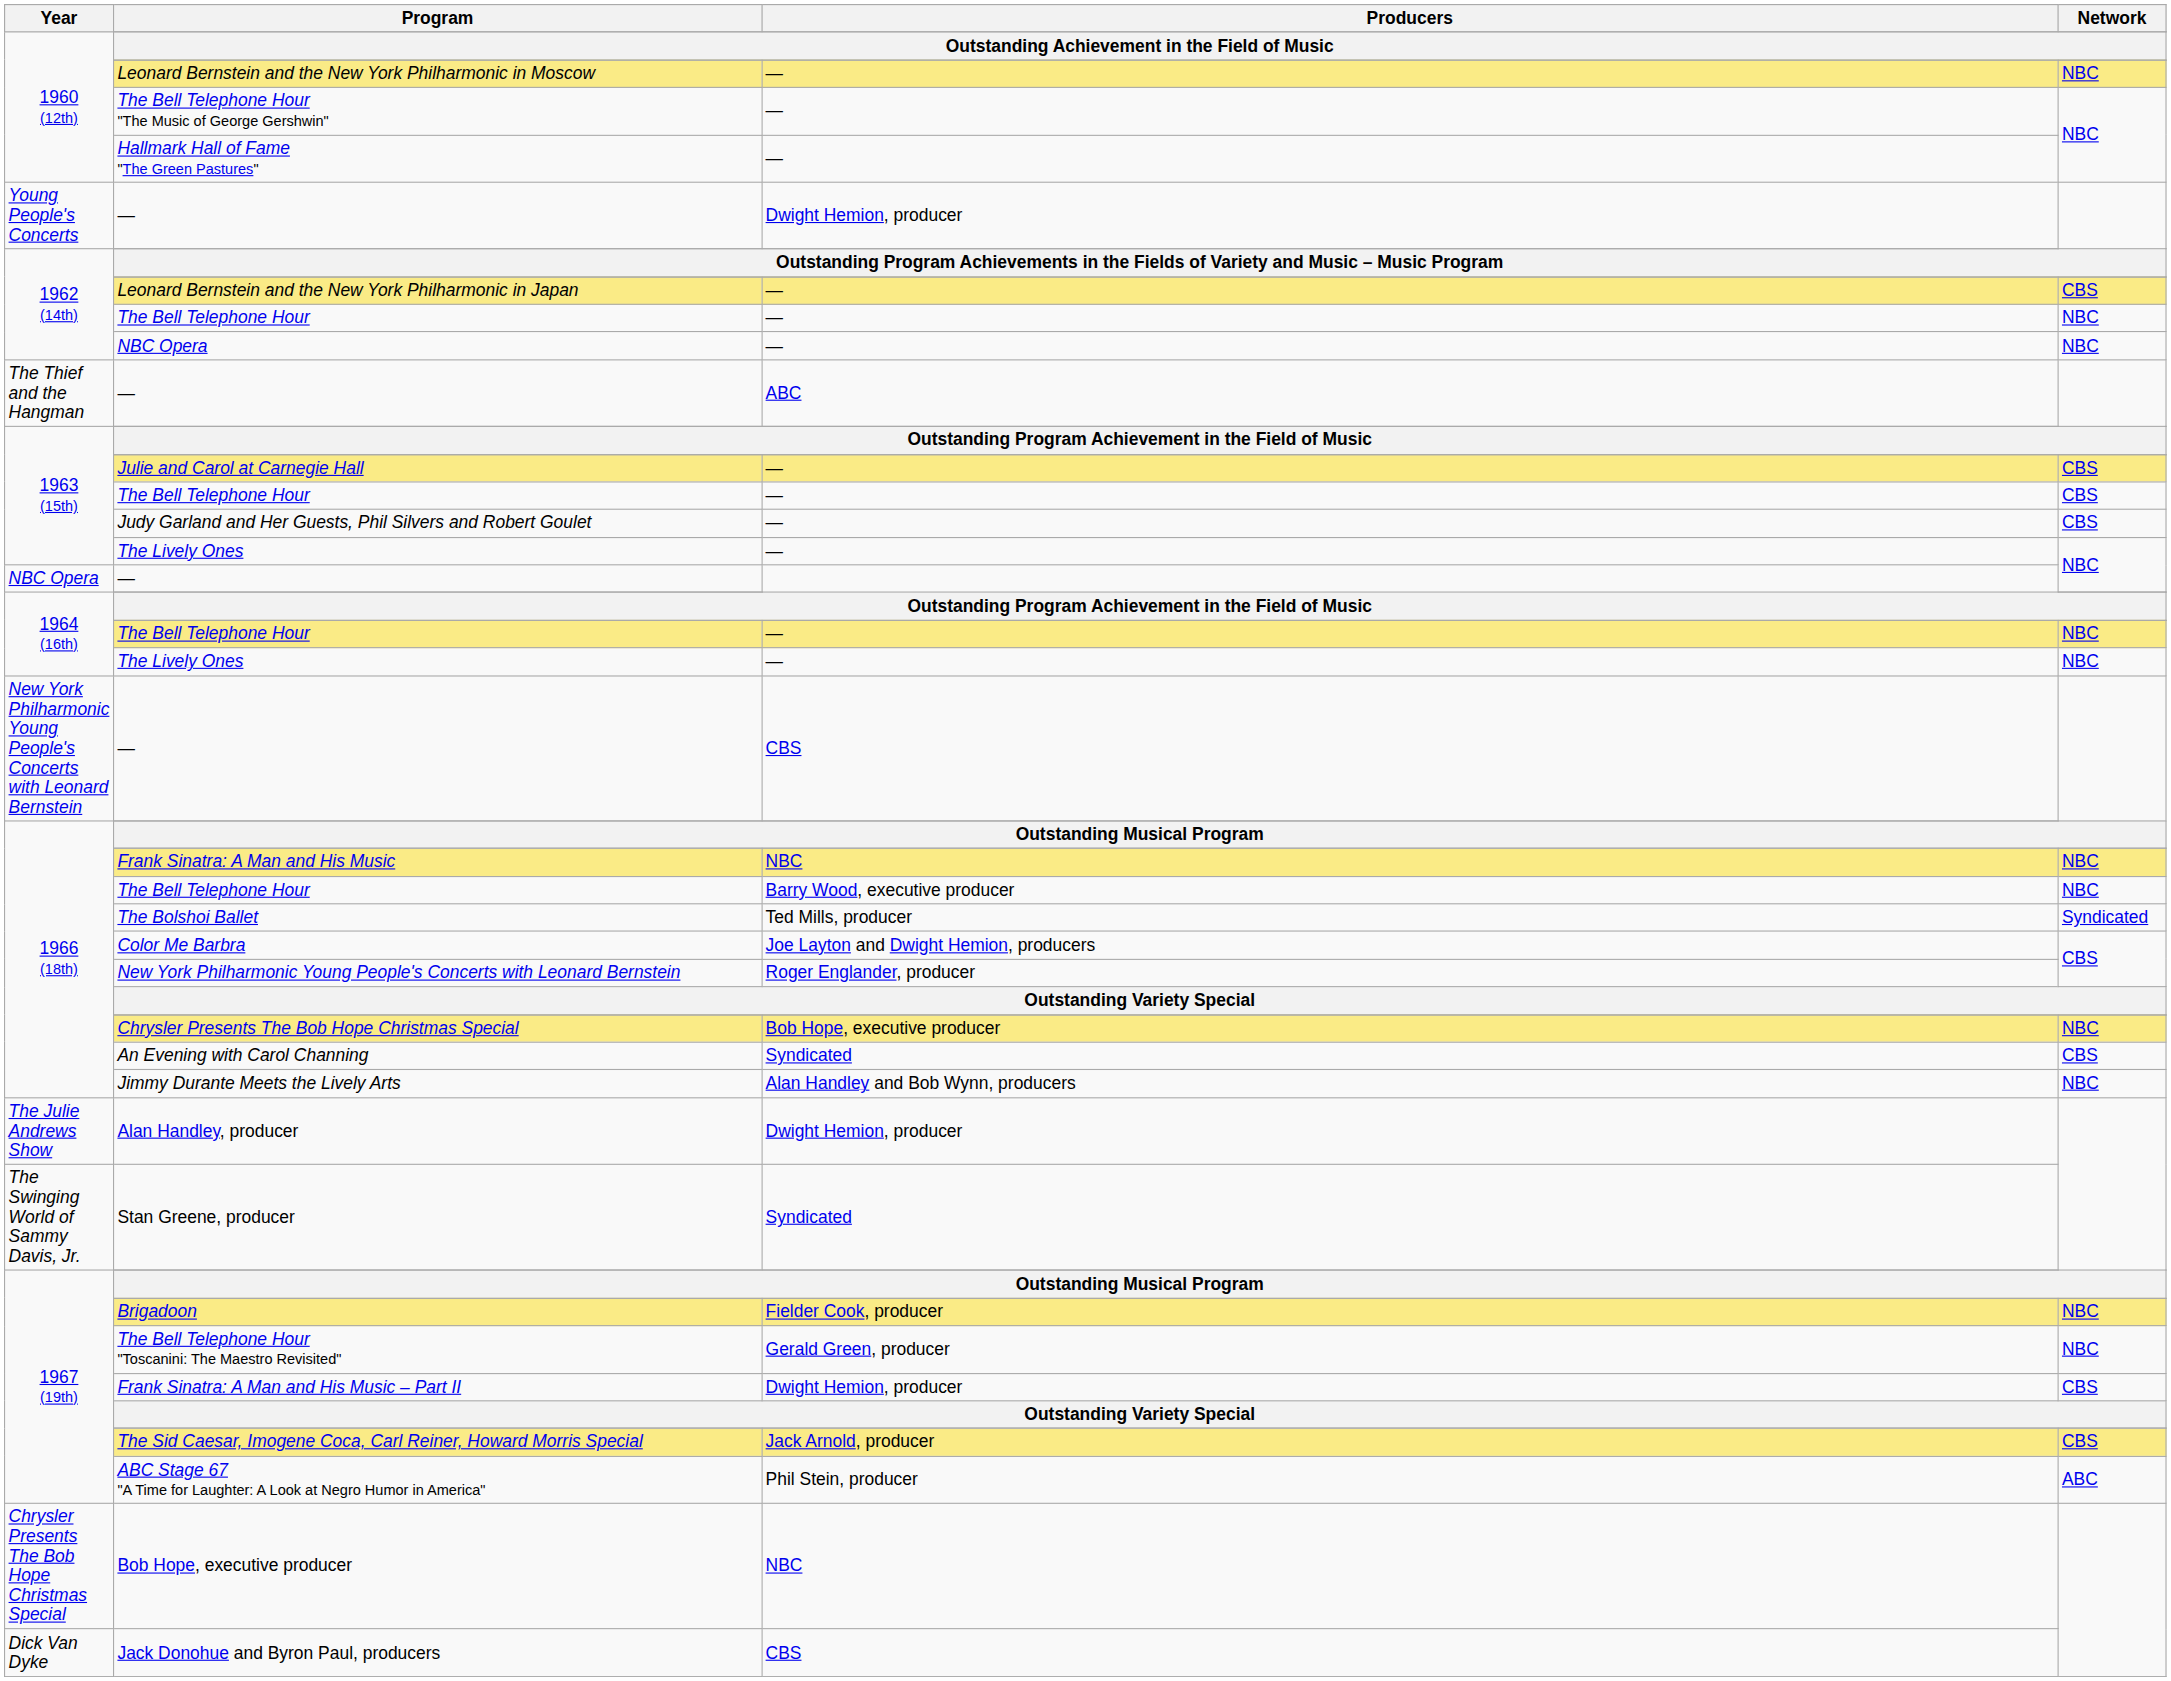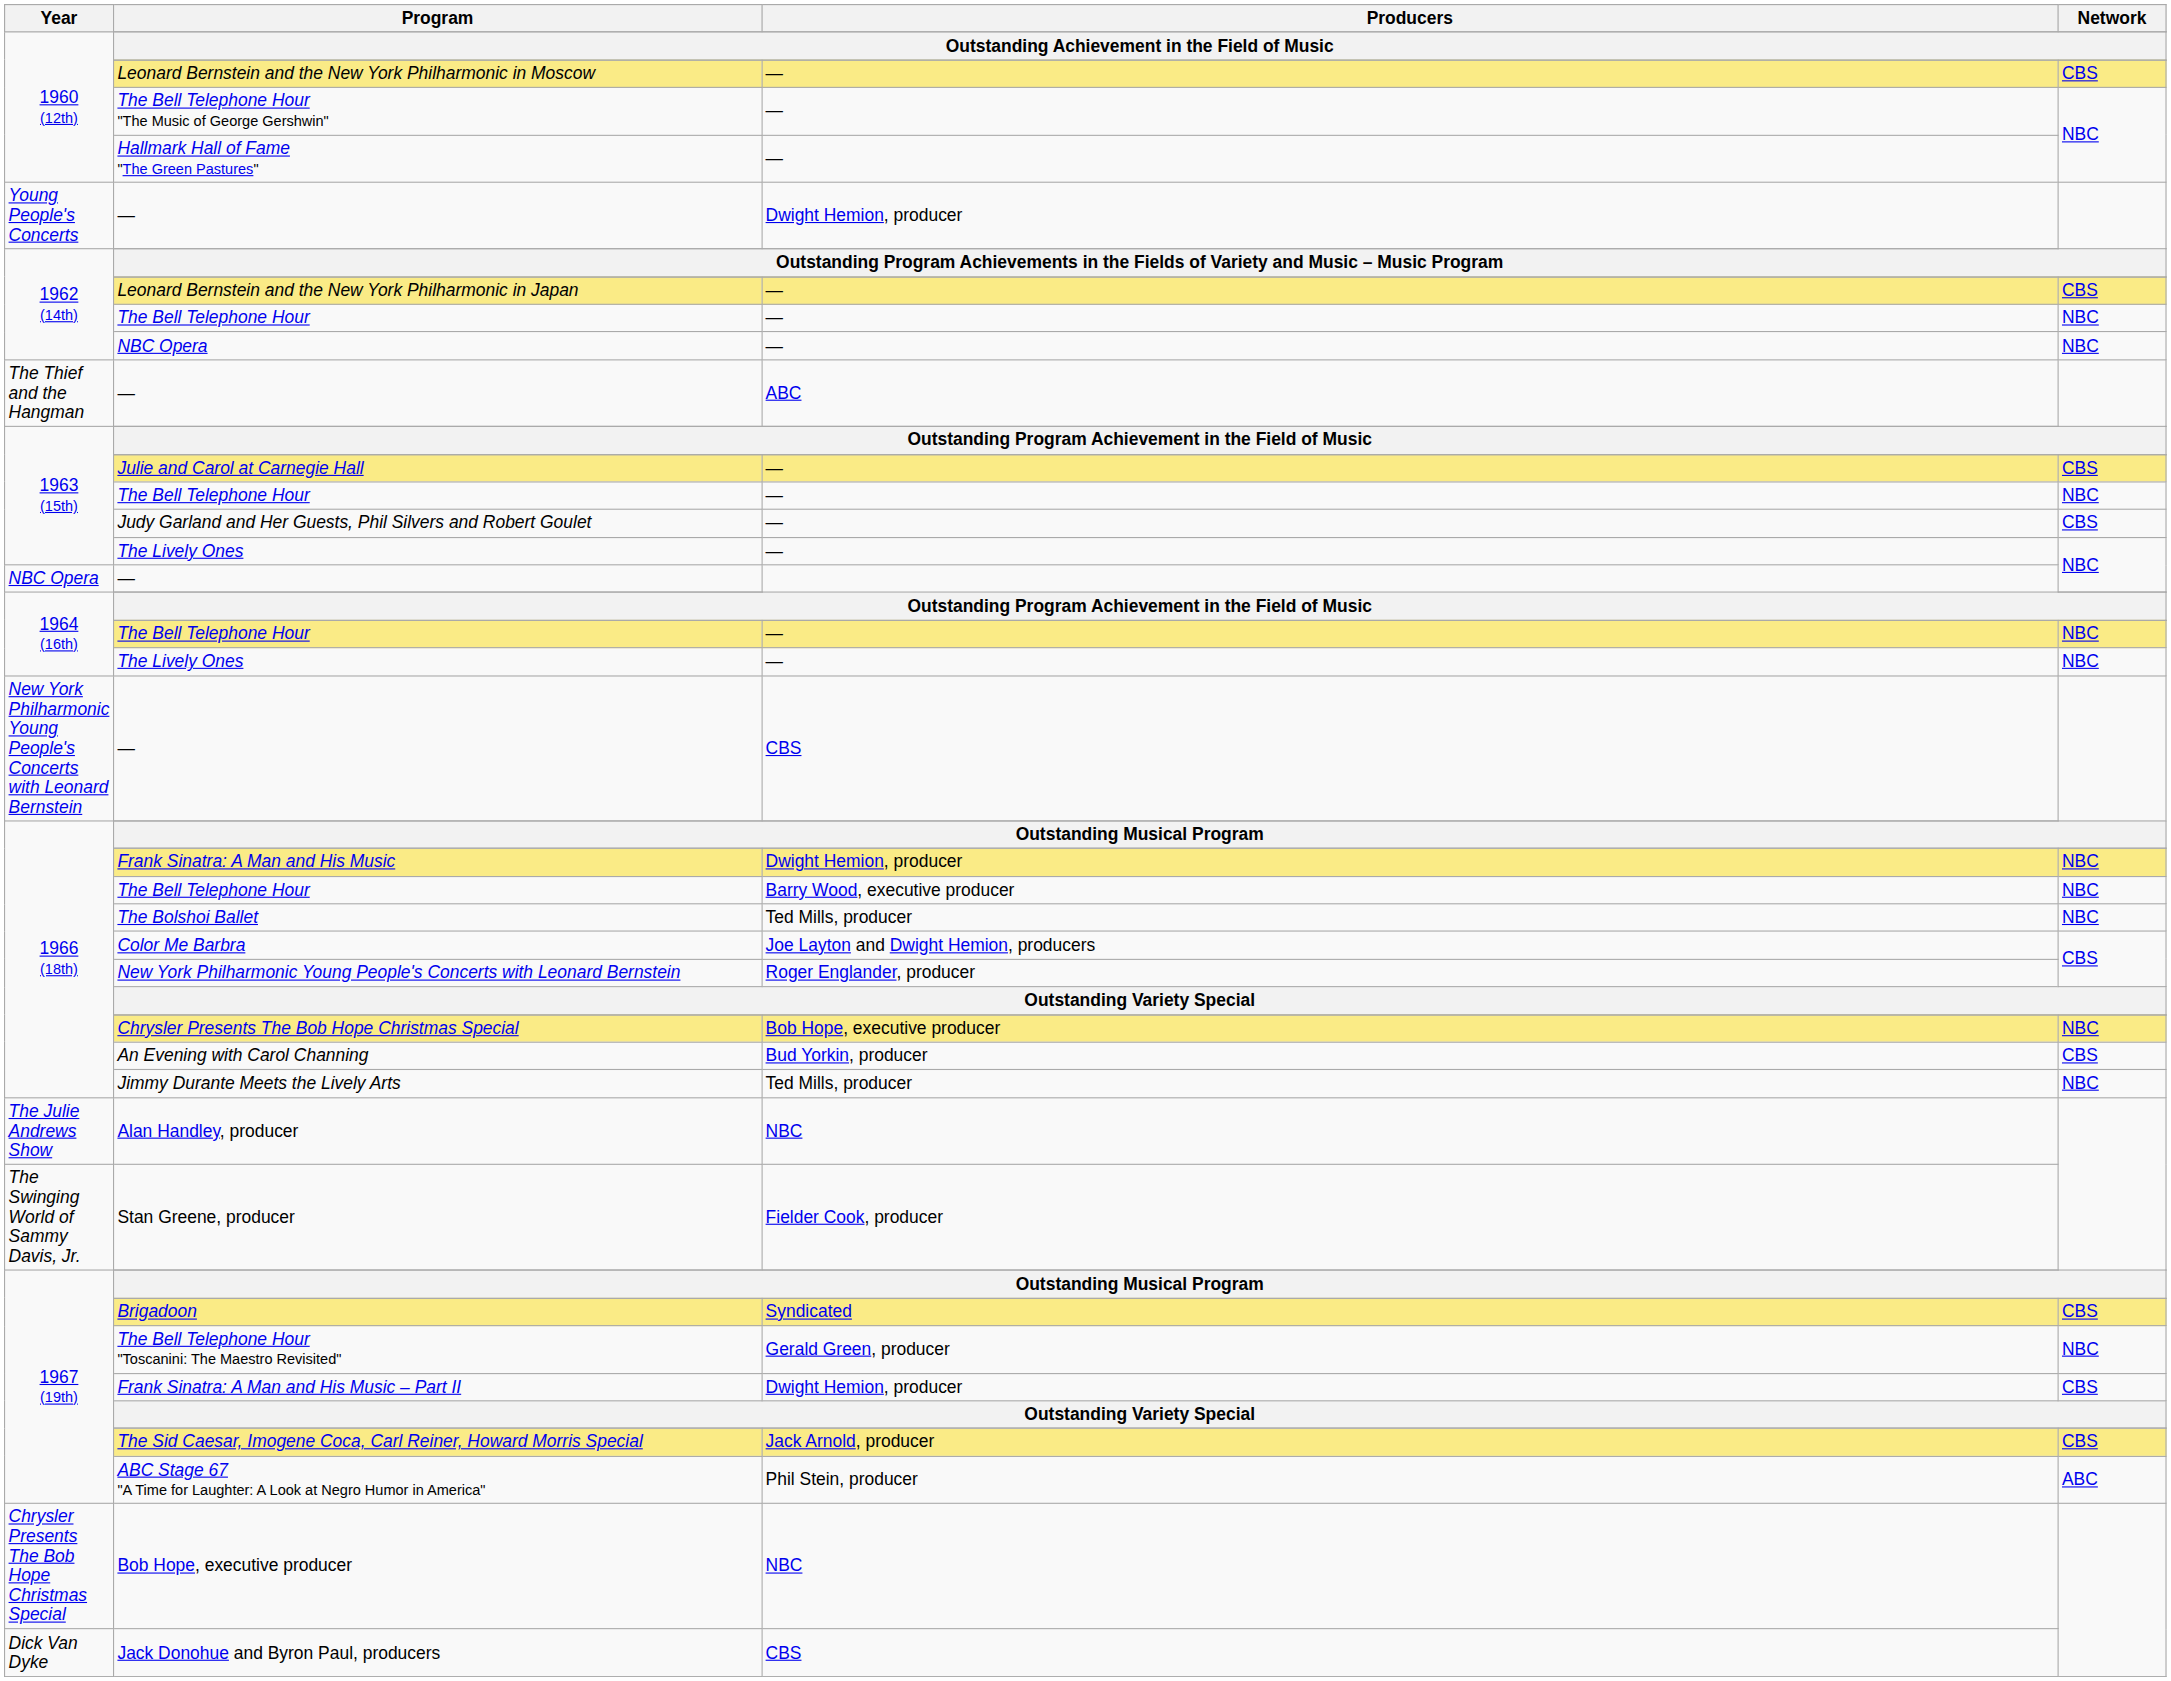(2080, 73) NBC -> (2080, 73) CBS
(2080, 495) CBS -> (2080, 495) NBC
(784, 862) NBC -> (864, 862) Dwight Hemion, producer
(2105, 917) Syndicated -> (2080, 917) NBC
(809, 1055) Syndicated -> (847, 1055) Bud Yorkin, producer
(921, 1083) Alan Handley and Bob Wynn, producers -> (839, 1083) Ted Mills, producer
(864, 1130) Dwight Hemion, producer -> (784, 1130) NBC
(809, 1217) Syndicated -> (854, 1217) Fielder Cook, producer
(854, 1311) Fielder Cook, producer -> (809, 1311) Syndicated
(2080, 1311) NBC -> (2080, 1311) CBS
